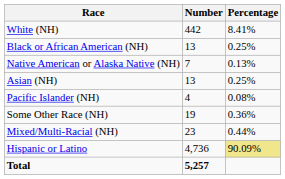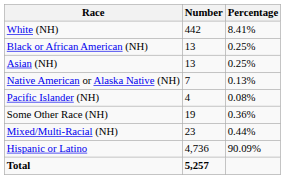rows swapped: (93, 64) <-> (32, 81)
(244, 149) khaki background -> (244, 149) no background
